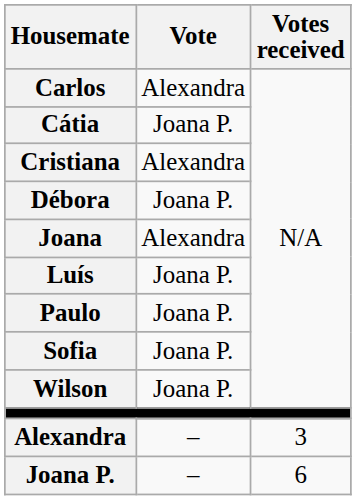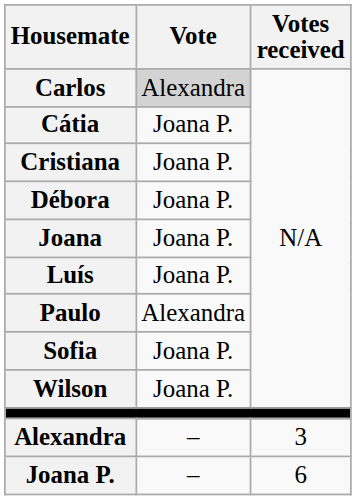(193, 87) no background -> (193, 87) lightgrey background
(193, 162) Alexandra -> (193, 162) Joana P.
(193, 237) Alexandra -> (193, 237) Joana P.
(193, 313) Joana P. -> (193, 313) Alexandra
